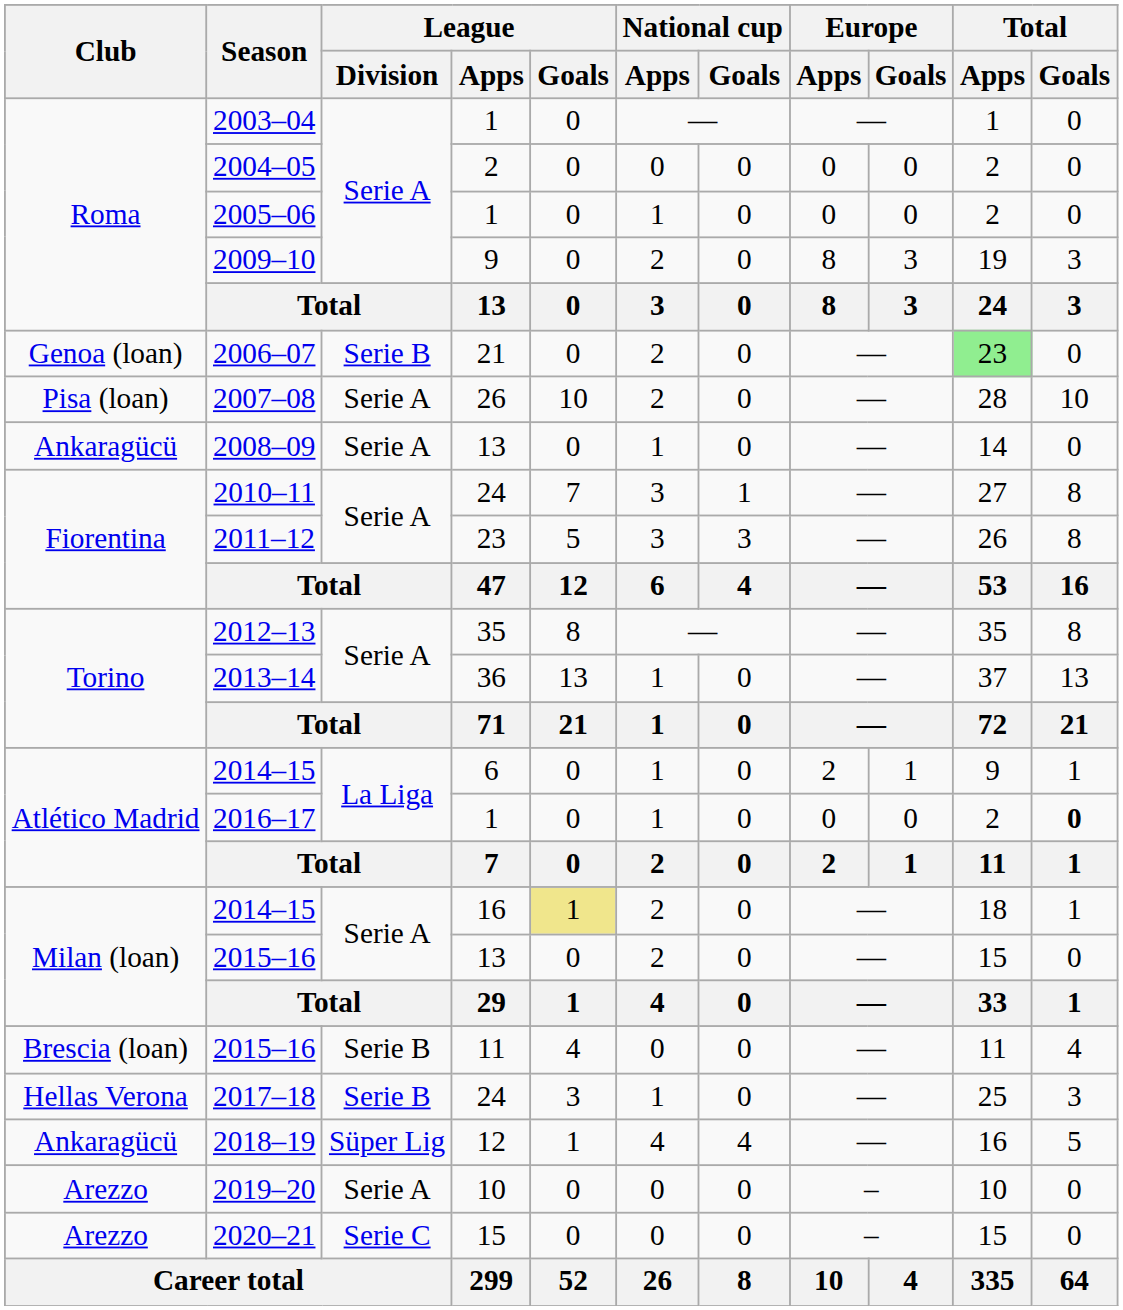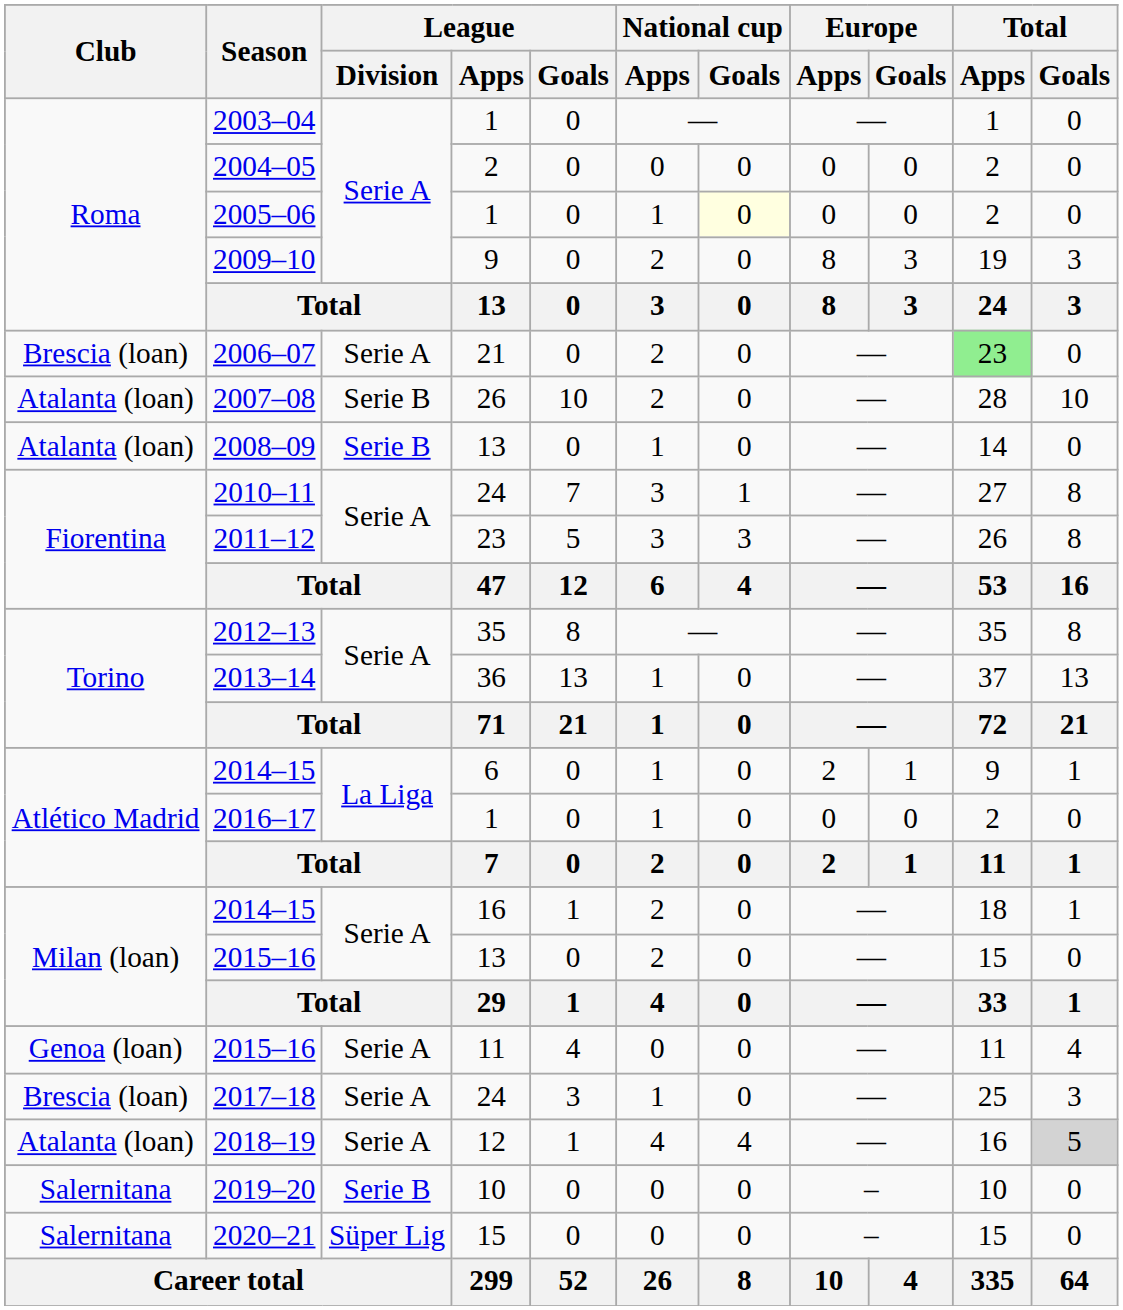(744, 213) no background -> (744, 213) lightyellow background
(106, 352) Genoa (loan) -> (106, 352) Brescia (loan)
(387, 352) Serie B -> (387, 352) Serie A
(106, 399) Pisa (loan) -> (106, 399) Atalanta (loan)
(387, 399) Serie A -> (387, 399) Serie B
(106, 445) Ankaragücü -> (106, 445) Atalanta (loan)
(387, 445) Serie A -> (387, 445) Serie B
(1074, 817) bold -> (1074, 817) normal
(573, 910) khaki background -> (573, 910) no background
(106, 1049) Brescia (loan) -> (106, 1049) Genoa (loan)
(387, 1049) Serie B -> (387, 1049) Serie A
(106, 1095) Hellas Verona -> (106, 1095) Brescia (loan)
(387, 1095) Serie B -> (387, 1095) Serie A
(106, 1142) Ankaragücü -> (106, 1142) Atalanta (loan)
(387, 1142) Süper Lig -> (387, 1142) Serie A
(1074, 1142) no background -> (1074, 1142) lightgrey background
(106, 1188) Arezzo -> (106, 1188) Salernitana
(387, 1188) Serie A -> (387, 1188) Serie B
(106, 1235) Arezzo -> (106, 1235) Salernitana
(387, 1235) Serie C -> (387, 1235) Süper Lig
